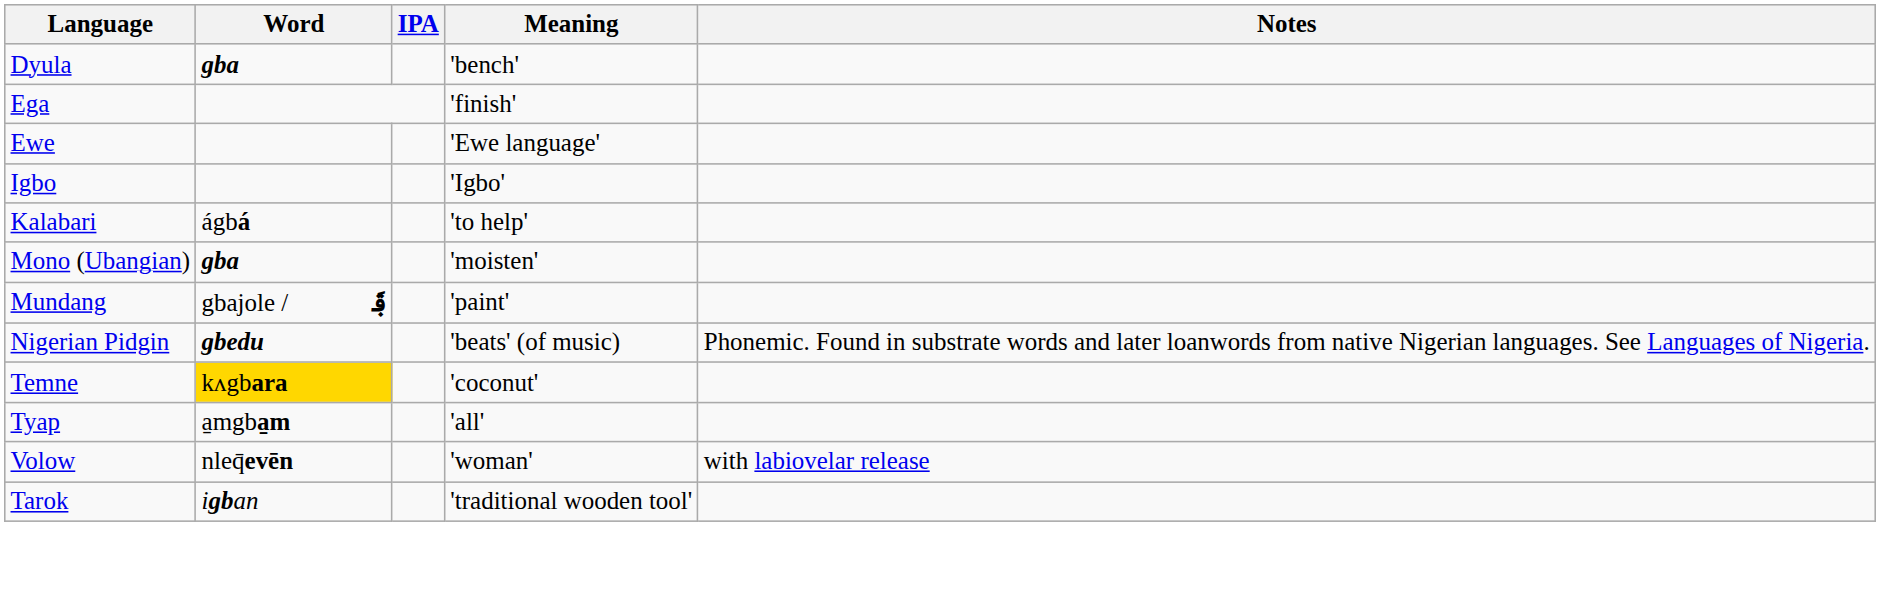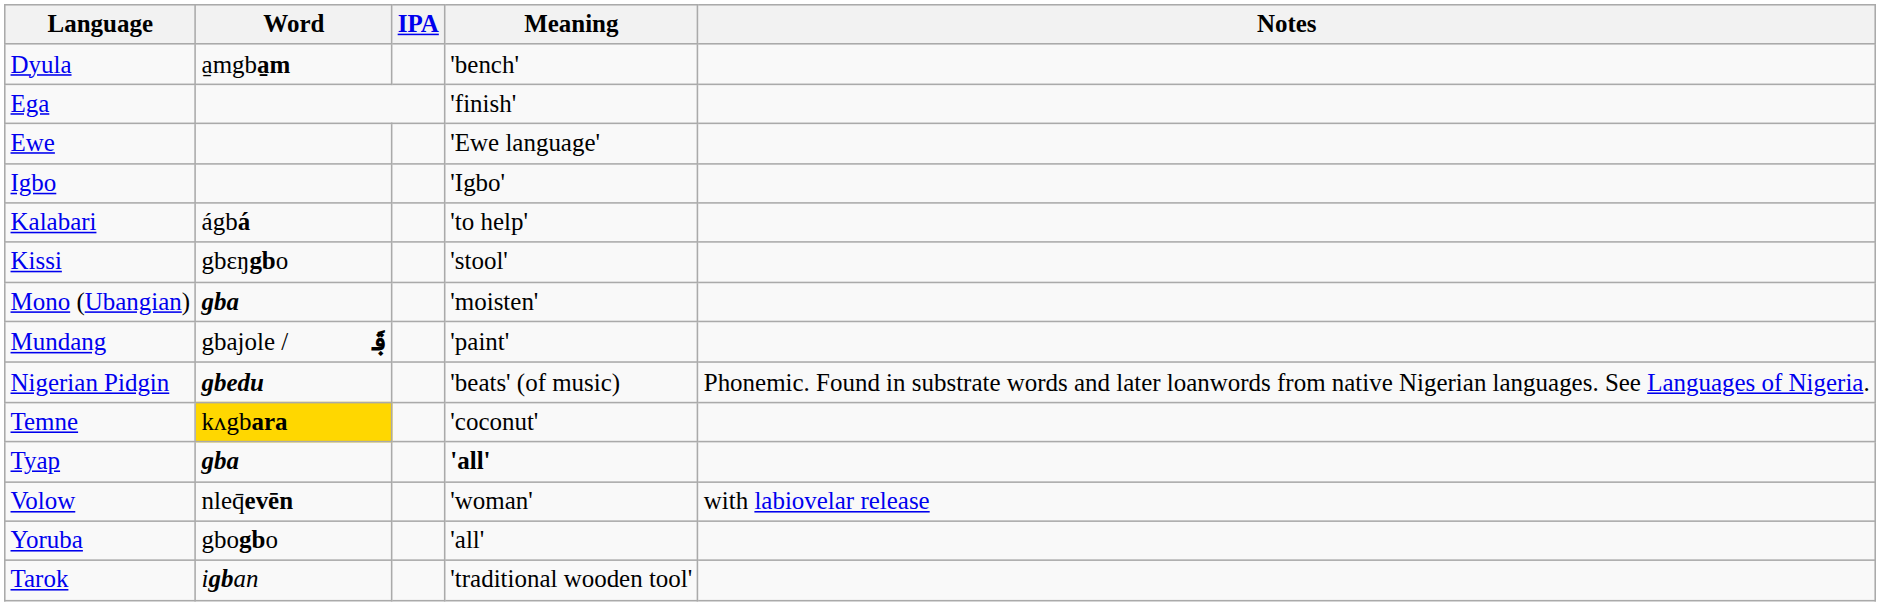(220, 63) gba -> (246, 63) a̠mgba̠m
+ row: (36, 261)
(246, 421) a̠mgba̠m -> (220, 461) gba
(467, 421) normal -> (470, 461) bold
+ row: (47, 540)
